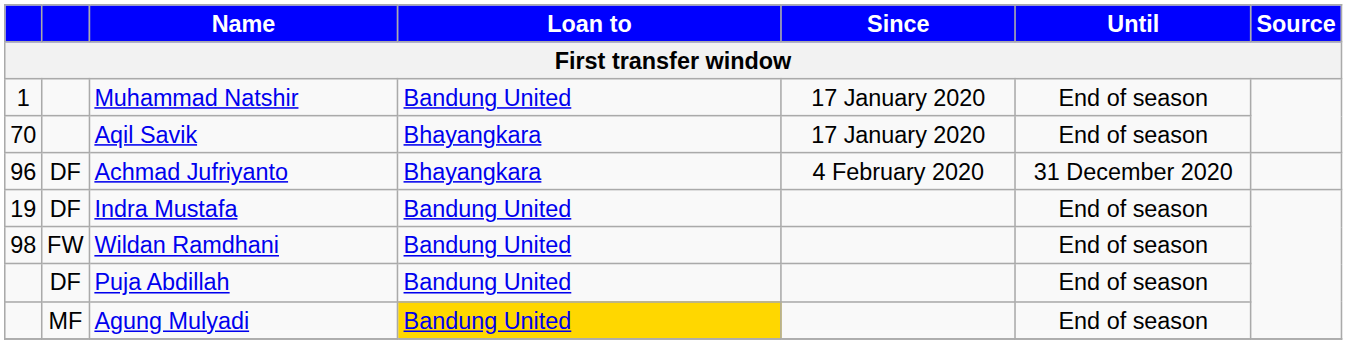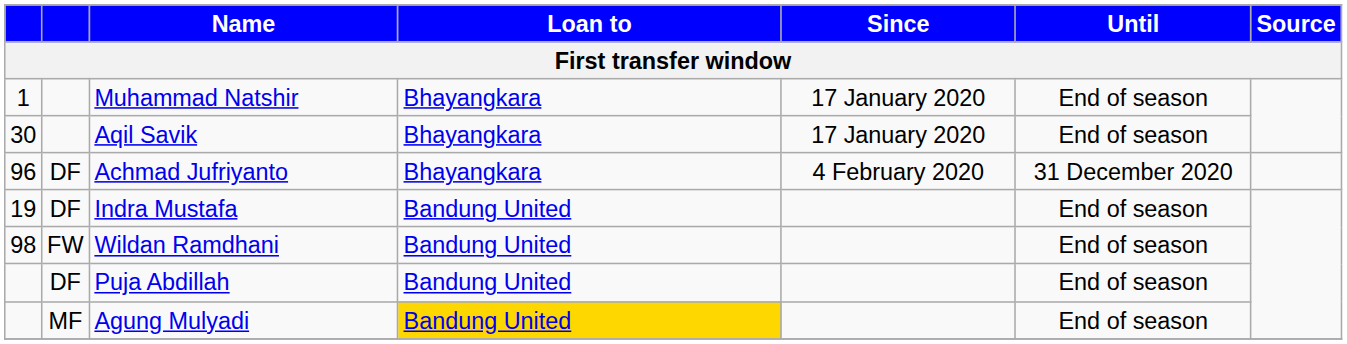(487, 98) Bandung United -> (472, 98) Bhayangkara
(23, 135) 70 -> (23, 135) 30
